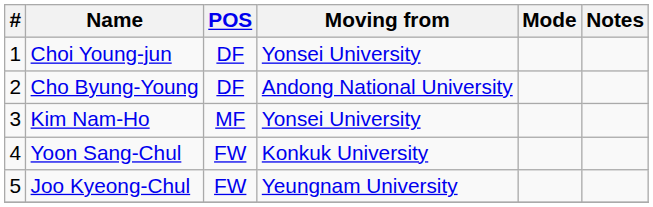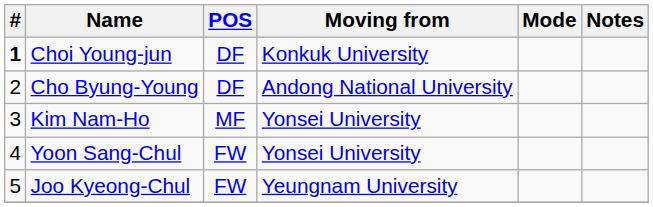(15, 53) normal -> (15, 53) bold
(341, 53) Yonsei University -> (345, 53) Konkuk University
(345, 152) Konkuk University -> (341, 152) Yonsei University
